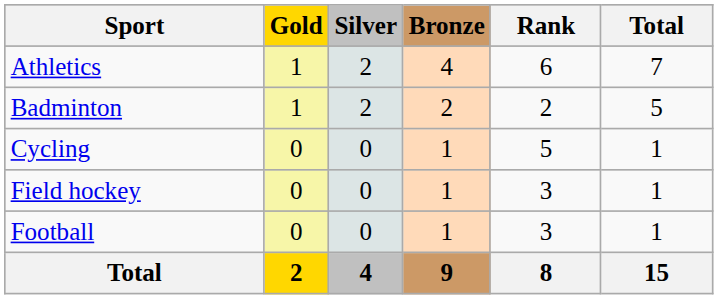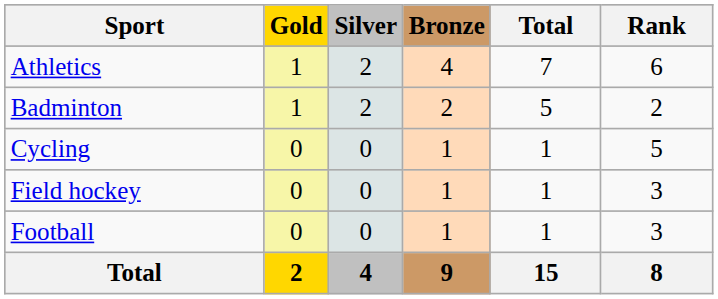columns swapped: (657, 25) <-> (546, 25)
